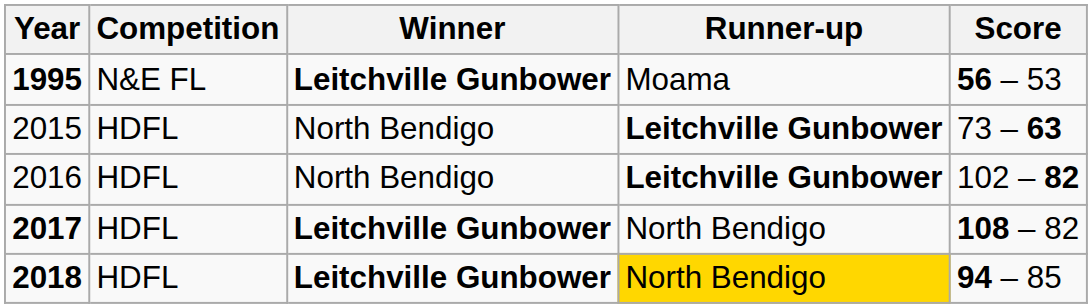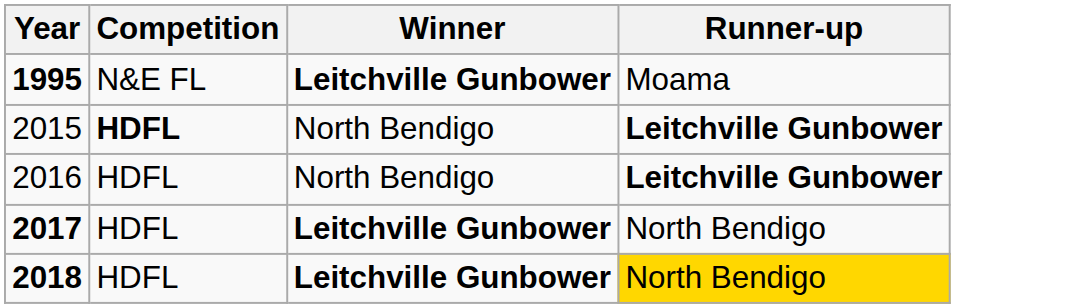- column: (1018, 29)
(137, 128) normal -> (138, 128) bold
